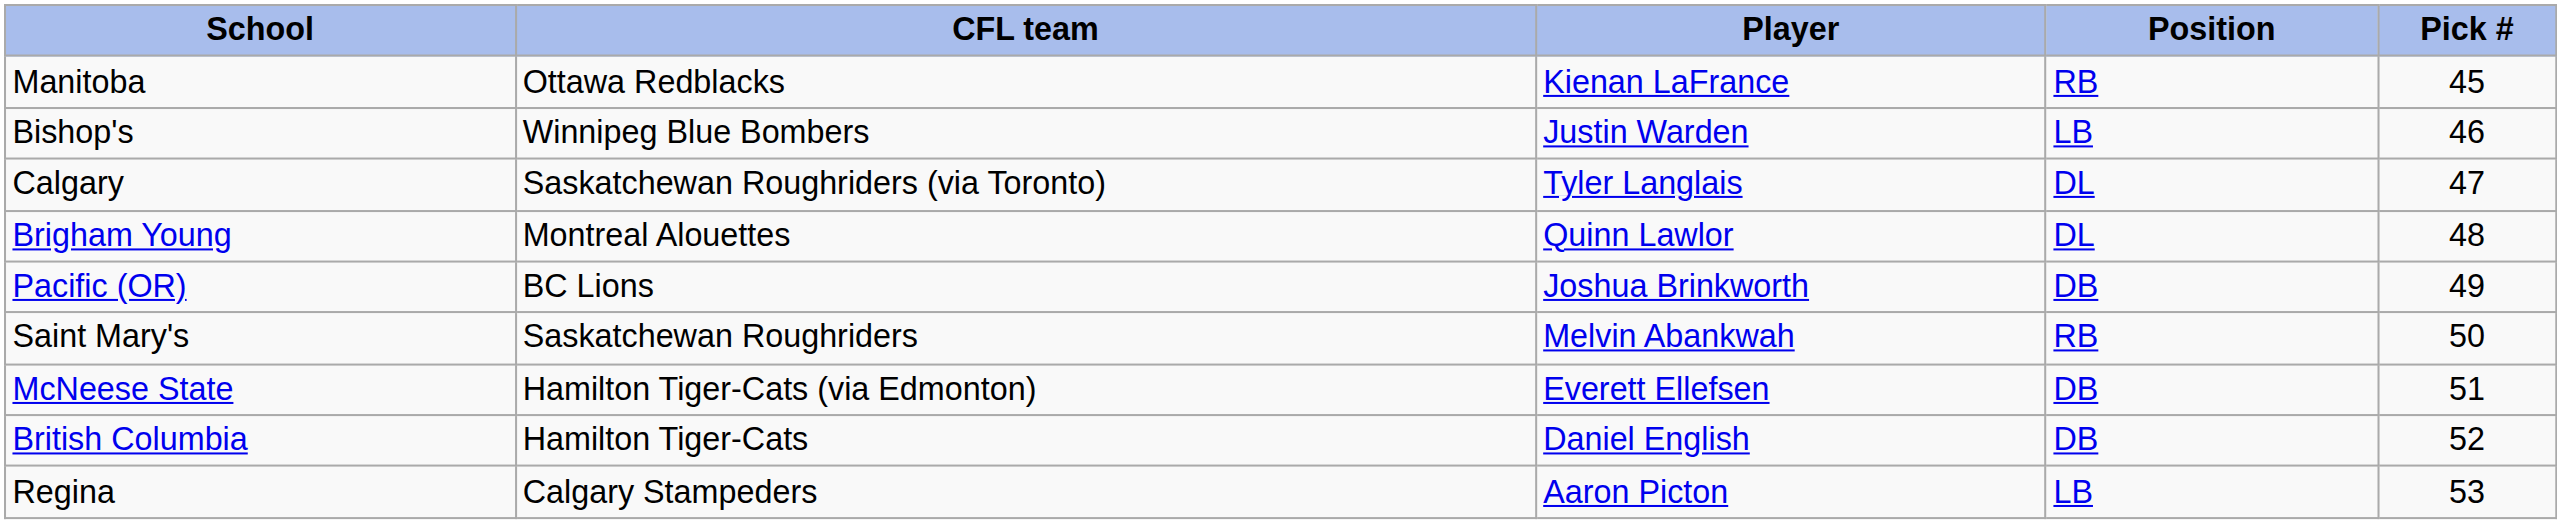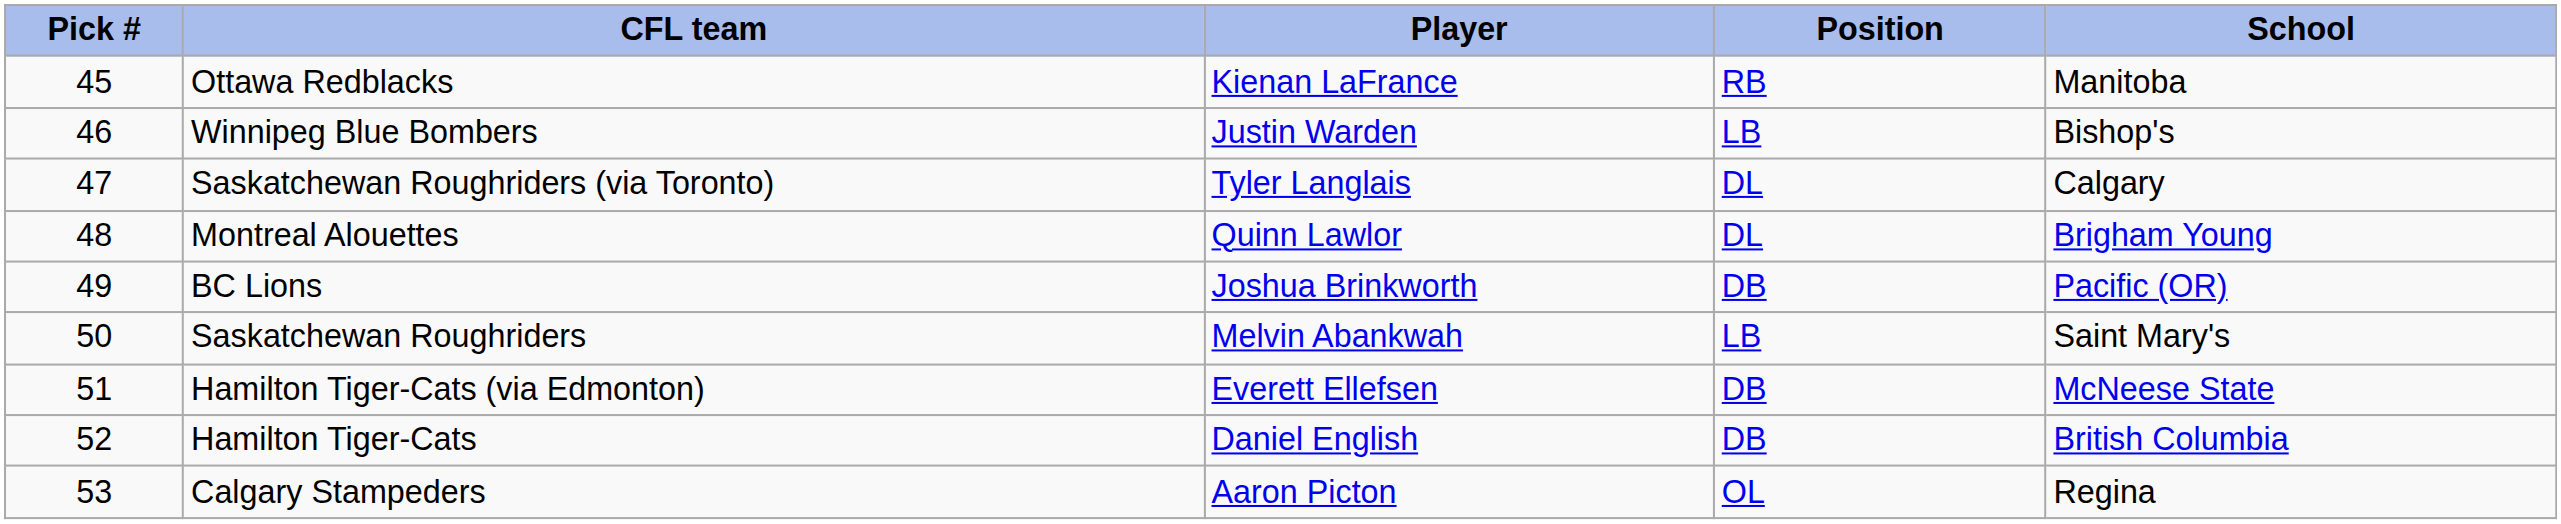columns swapped: (2467, 30) <-> (260, 30)
(2076, 337) RB -> (1742, 337) LB
(2073, 491) LB -> (1743, 491) OL
